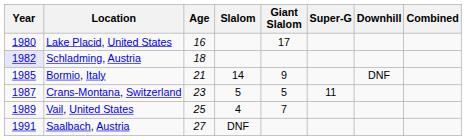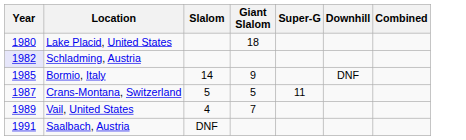- column: (199, 19)
(284, 42) 17 -> (253, 42) 18
